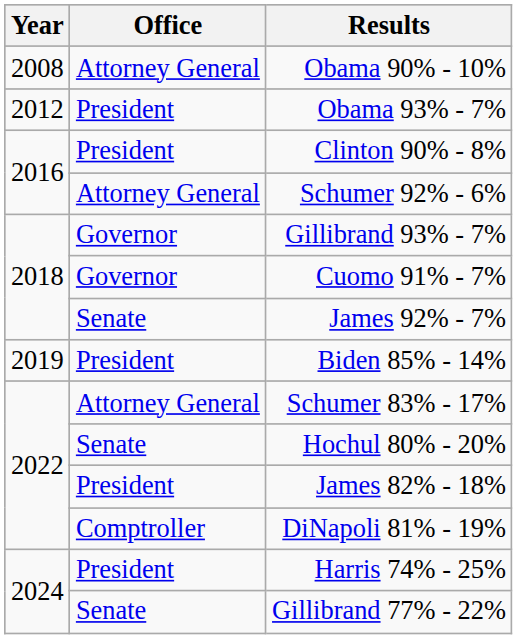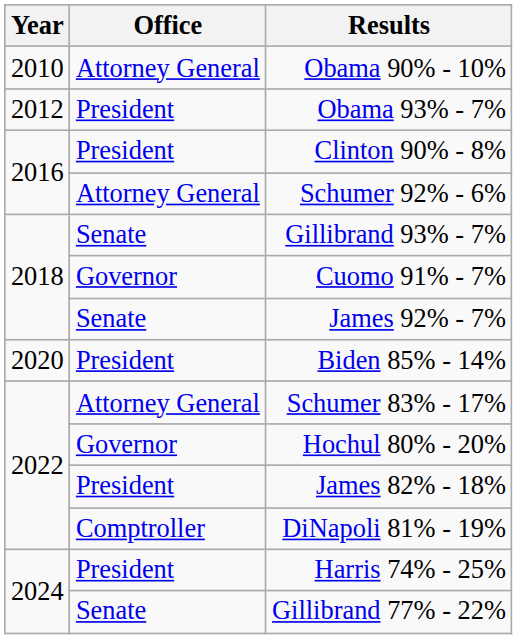(37, 67) 2008 -> (37, 67) 2010
(126, 234) Governor -> (111, 234) Senate
(37, 360) 2019 -> (37, 360) 2020
(111, 444) Senate -> (126, 444) Governor
